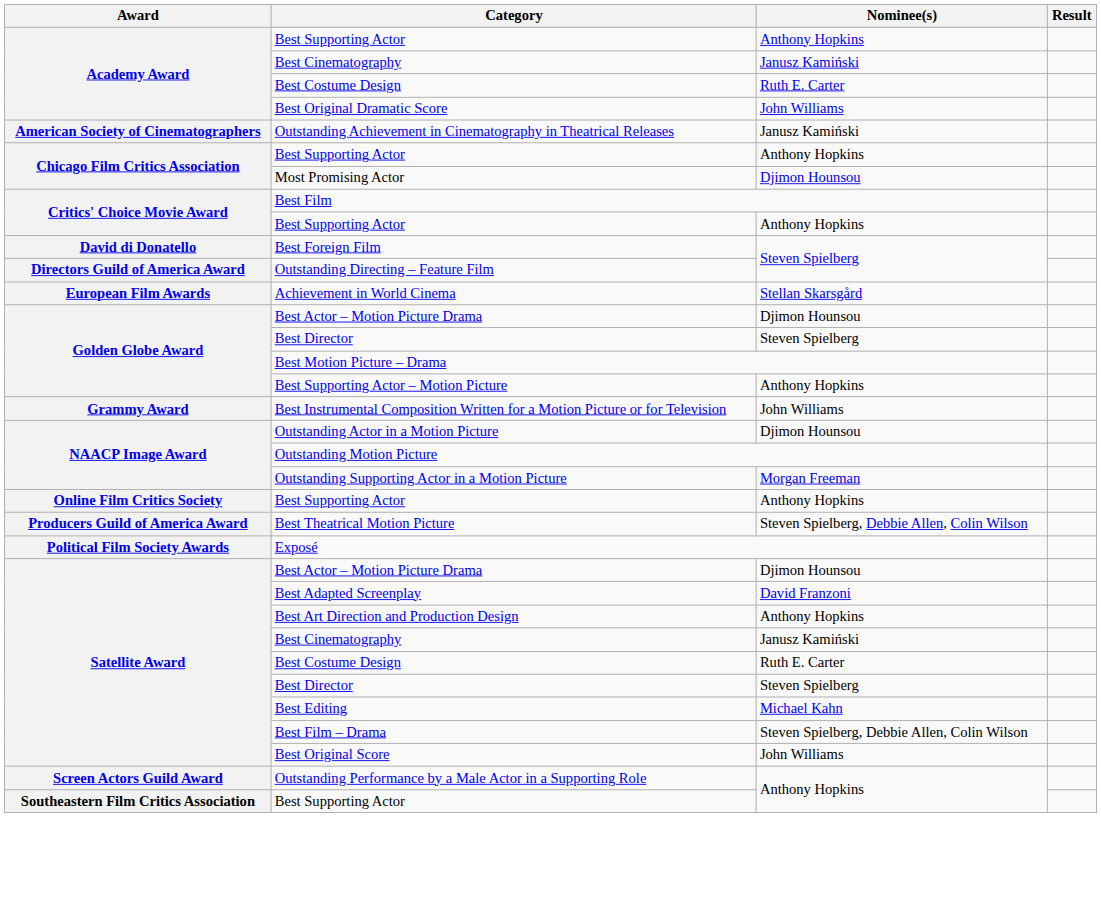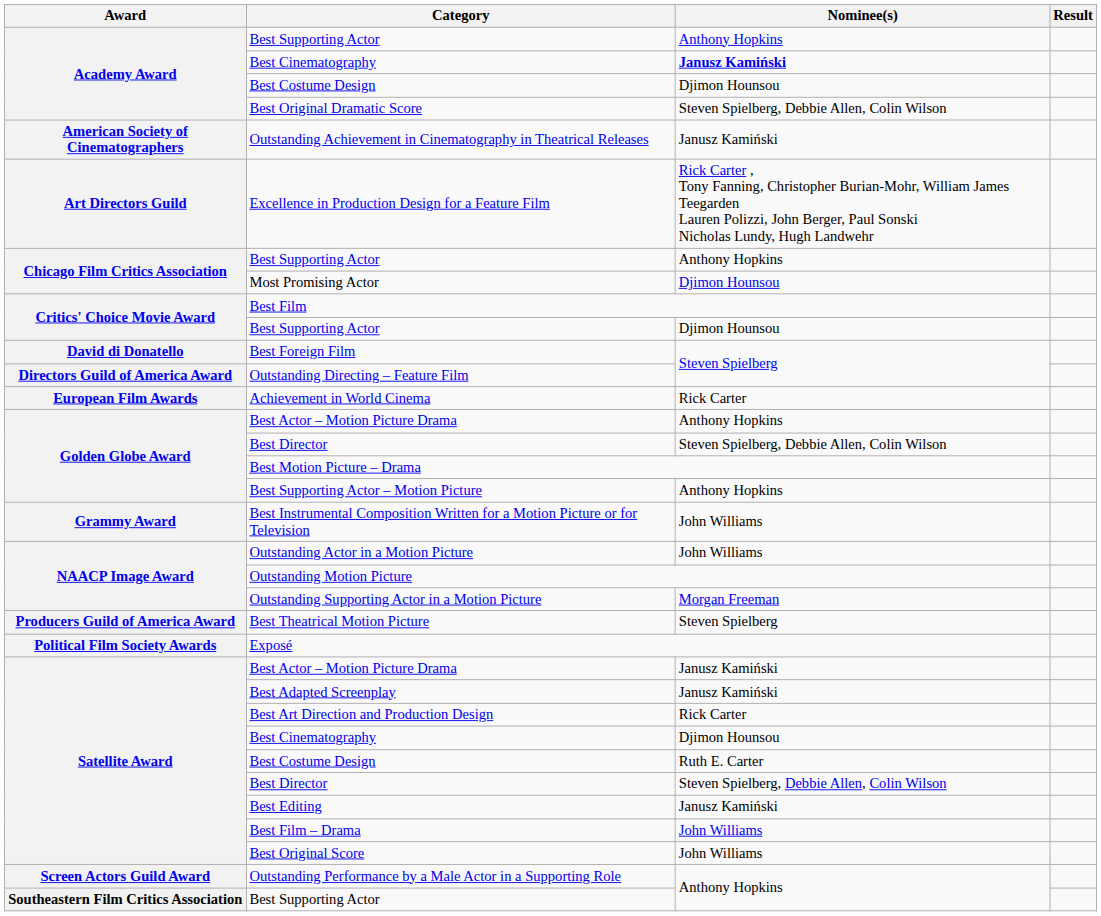(809, 62) normal -> (732, 62) bold
(802, 85) Ruth E. Carter -> (729, 85) Djimon Hounsou
(802, 108) John Williams -> (813, 108) Steven Spielberg, Debbie Allen, Colin Wilson
+ row: (125, 203)
(812, 223) Anthony Hopkins -> (729, 328) Djimon Hounsou
(811, 293) Stellan Skarsgård -> (713, 398) Rick Carter
(810, 316) Djimon Hounsou -> (731, 421) Anthony Hopkins
(809, 339) Steven Spielberg -> (813, 444) Steven Spielberg, Debbie Allen, Colin Wilson
(810, 431) Djimon Hounsou -> (721, 553) John Williams
- row: (138, 500)
(894, 524) Steven Spielberg, Debbie Allen, Colin Wilson -> (728, 622) Steven Spielberg
(810, 570) Djimon Hounsou -> (728, 668) Janusz Kamiński
(805, 593) David Franzoni -> (728, 691) Janusz Kamiński
(812, 616) Anthony Hopkins -> (713, 714) Rick Carter
(809, 639) Janusz Kamiński -> (729, 737) Djimon Hounsou
(809, 685) Steven Spielberg -> (813, 783) Steven Spielberg, Debbie Allen, Colin Wilson
(801, 708) Michael Kahn -> (728, 807) Janusz Kamiński
(894, 731) Steven Spielberg, Debbie Allen, Colin Wilson -> (721, 830) John Williams
